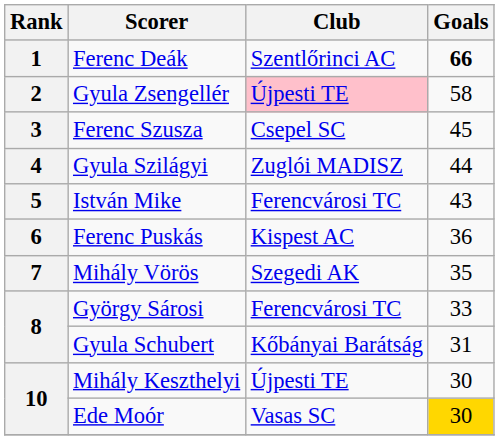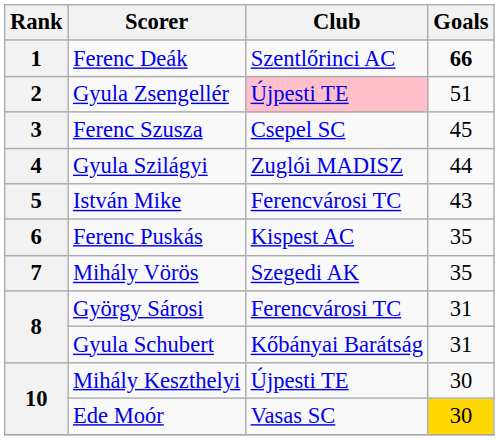(461, 93) 58 -> (461, 93) 51
(461, 237) 36 -> (461, 237) 35
(461, 308) 33 -> (461, 308) 31
